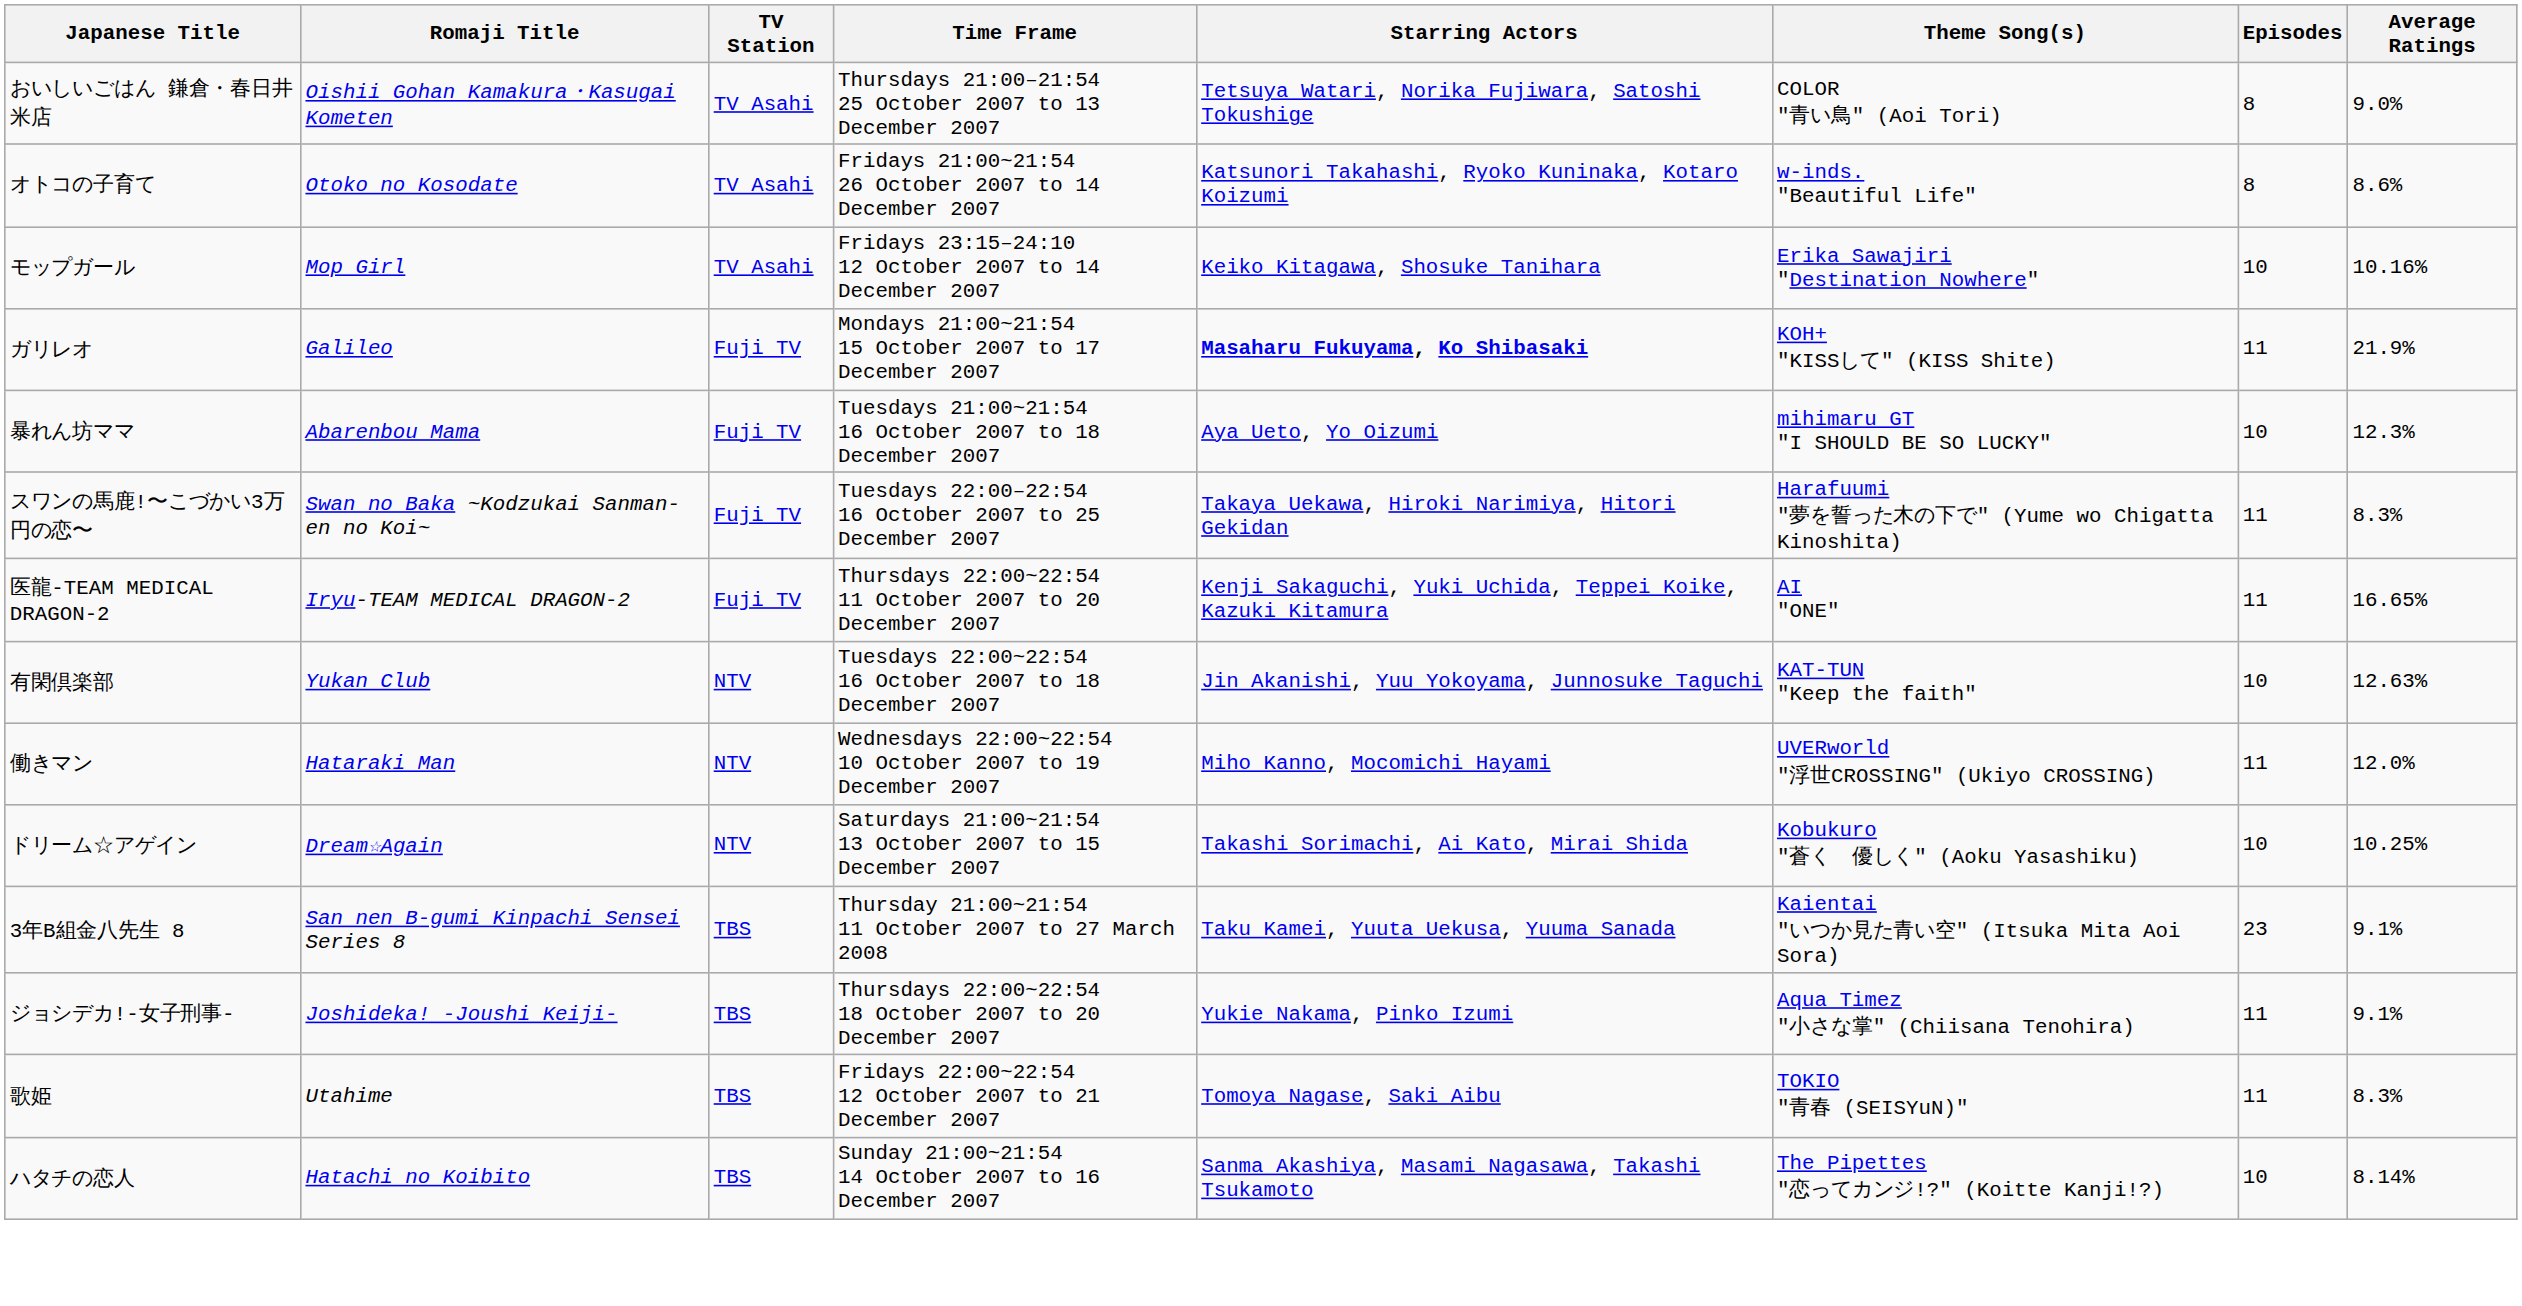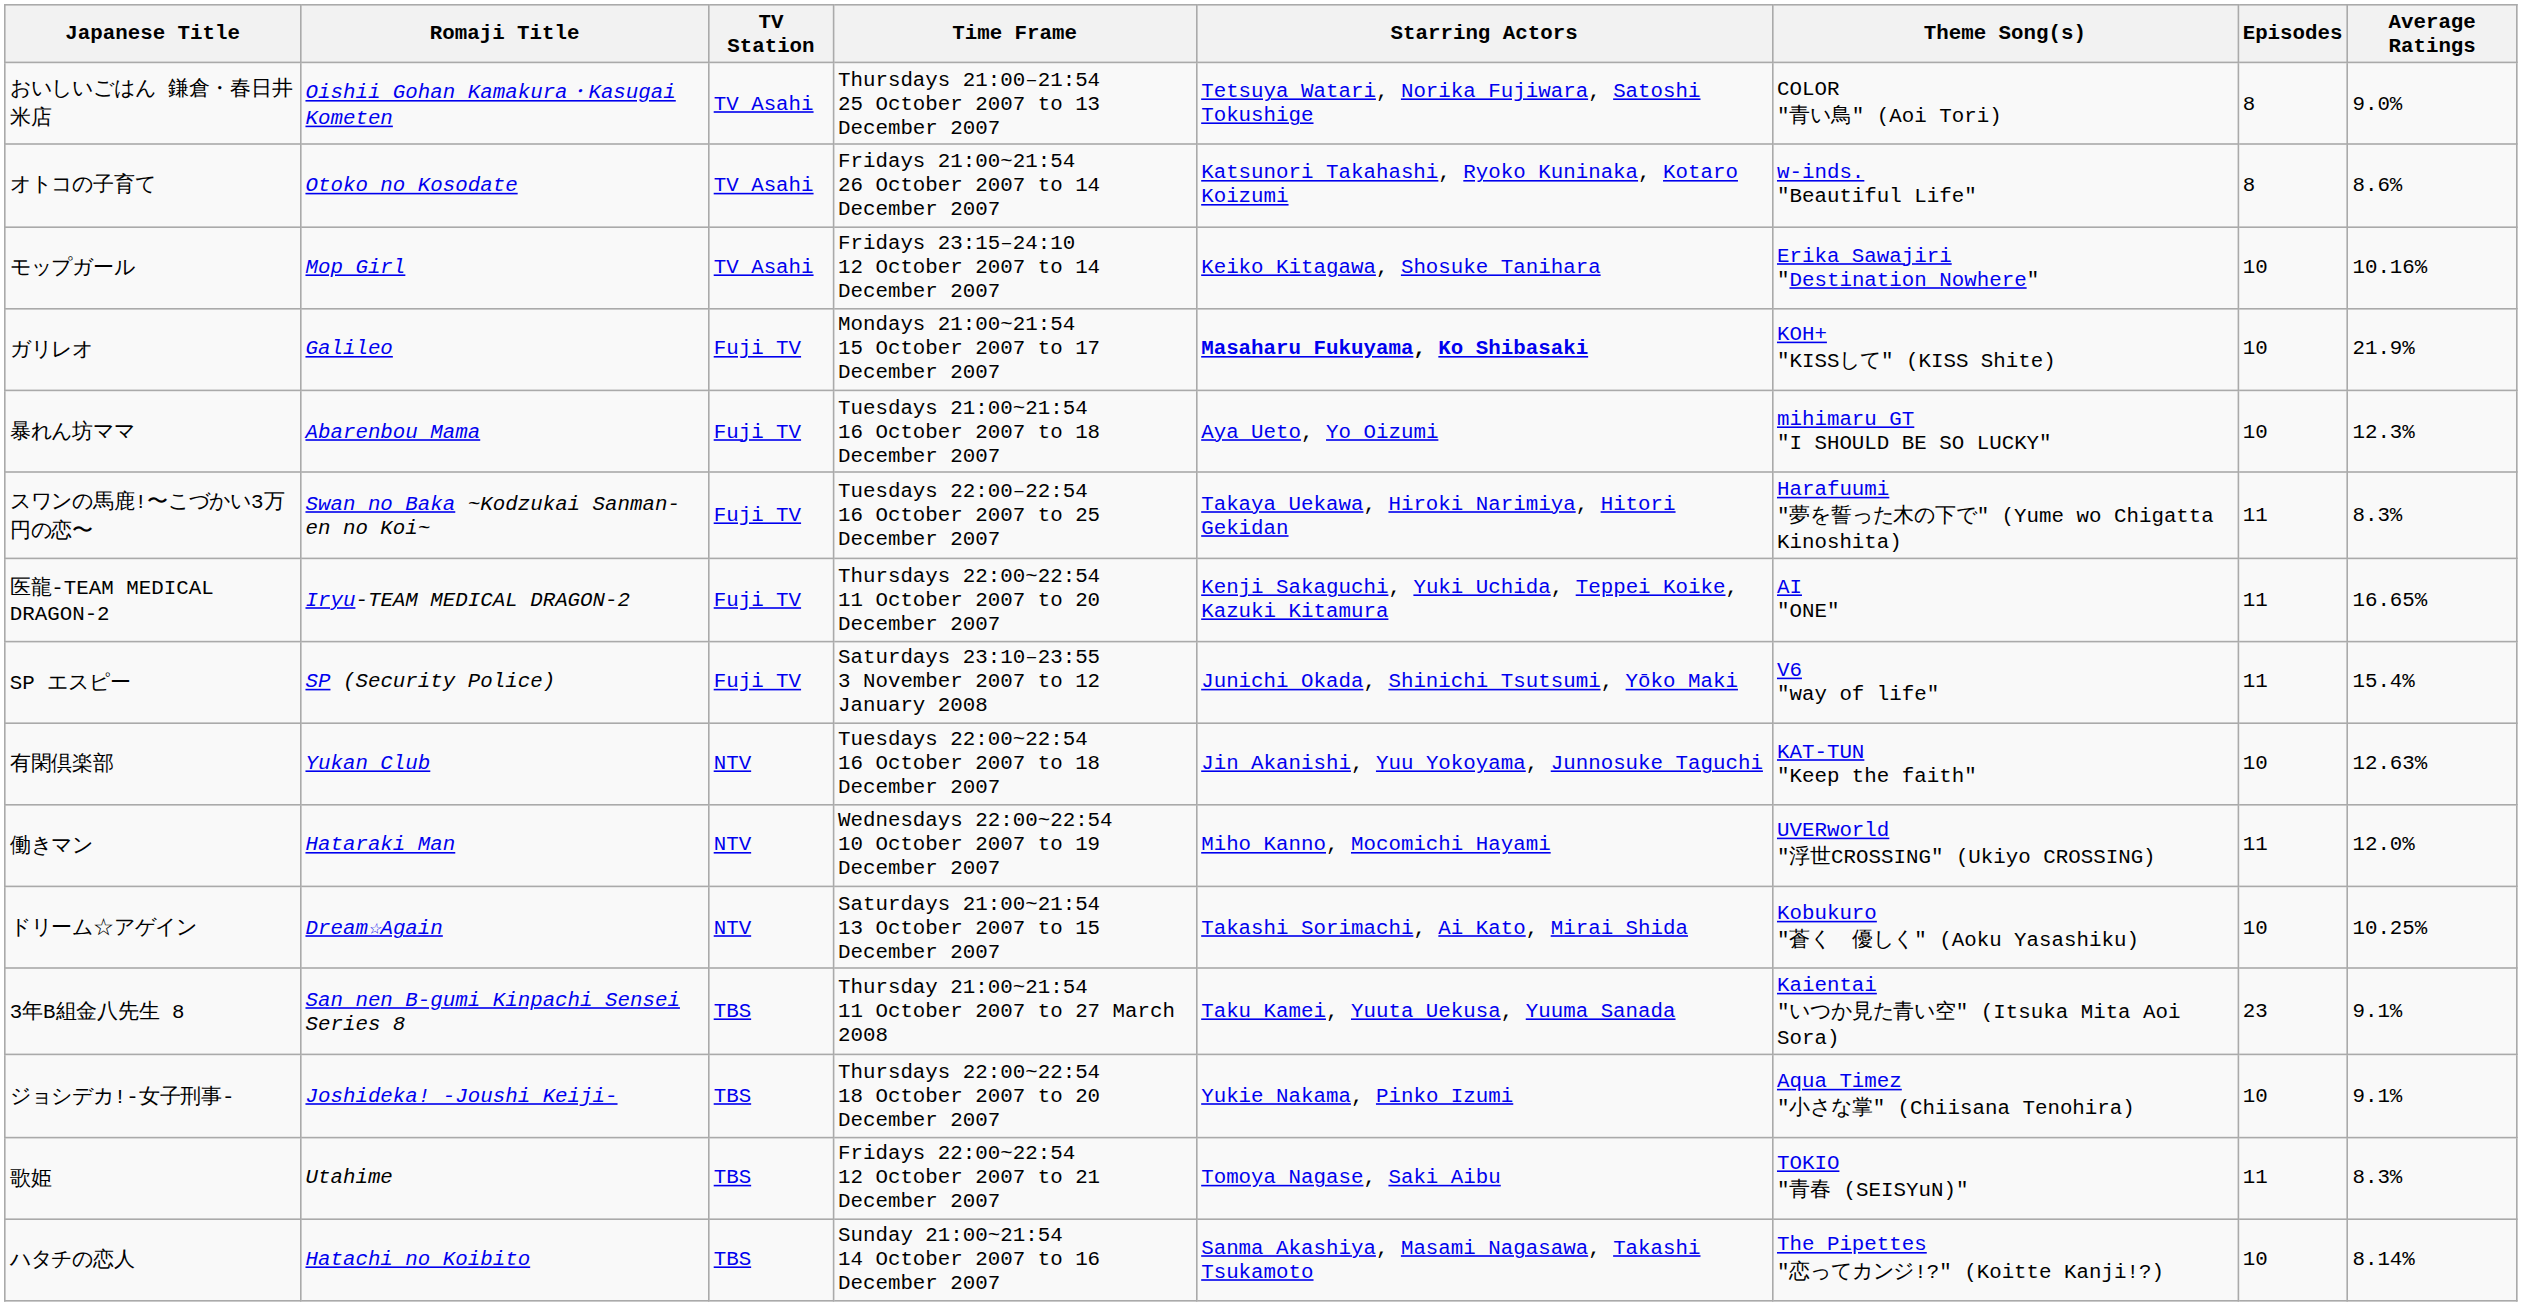(2255, 349) 11 -> (2255, 349) 10
+ row: (70, 683)
(2255, 1014) 11 -> (2255, 1096) 10
